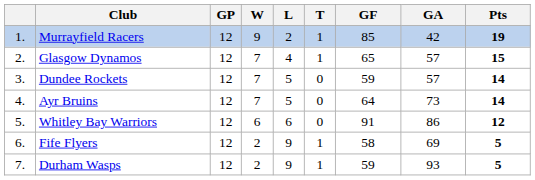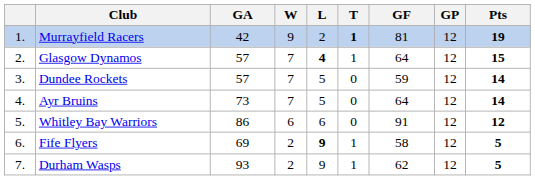columns swapped: (226, 15) <-> (433, 15)
(320, 36) normal -> (353, 36) bold
(368, 36) 85 -> (402, 36) 81
(288, 57) normal -> (322, 57) bold
(368, 57) 65 -> (402, 57) 64
(288, 143) normal -> (322, 143) bold
(368, 164) 59 -> (402, 164) 62
